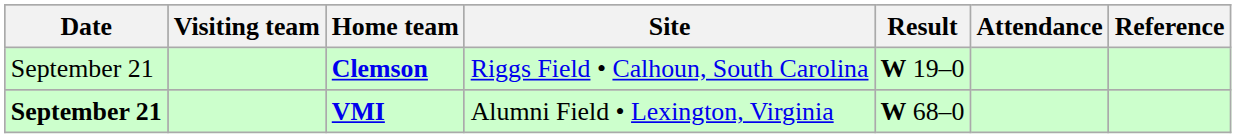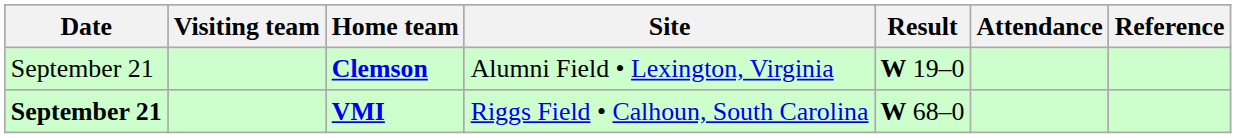(670, 68) Riggs Field • Calhoun, South Carolina -> (652, 68) Alumni Field • Lexington, Virginia
(652, 111) Alumni Field • Lexington, Virginia -> (670, 111) Riggs Field • Calhoun, South Carolina
